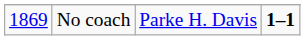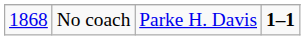(28, 19) 1869 -> (28, 19) 1868
